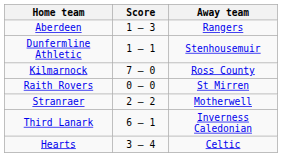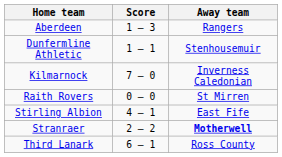(223, 70) Ross County -> (223, 76) Inverness Caledonian
+ row: (58, 113)
(223, 102) normal -> (223, 128) bold
(223, 123) Inverness Caledonian -> (223, 144) Ross County
- row: (58, 144)
